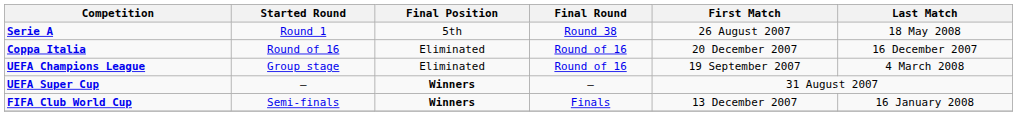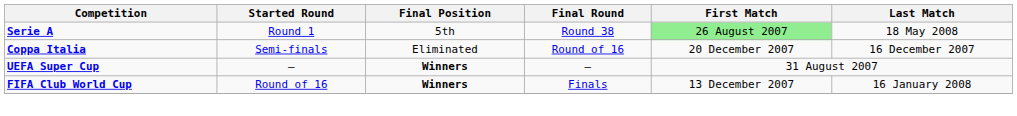(745, 31) no background -> (741, 31) lightgreen background
(303, 49) Round of 16 -> (291, 49) Semi-finals
- row: (76, 67)
(303, 102) Semi-finals -> (291, 85) Round of 16
